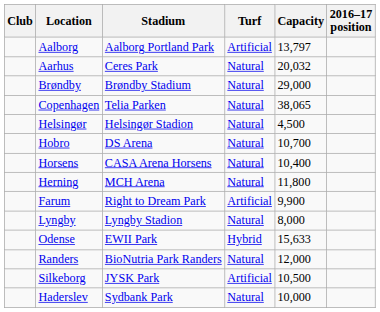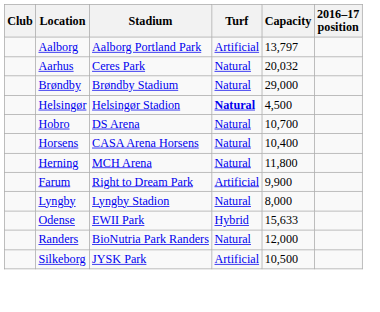- row: (69, 104)
(246, 124) normal -> (235, 104) bold
- row: (63, 297)
